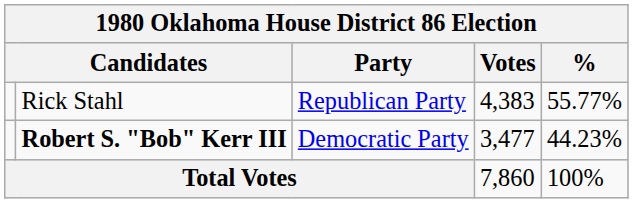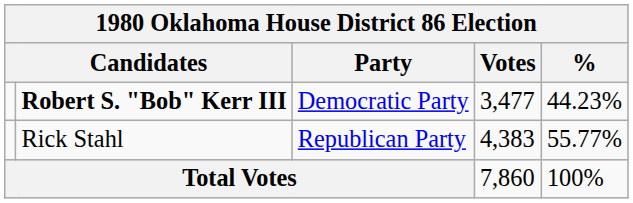rows swapped: (73, 100) <-> (154, 139)
